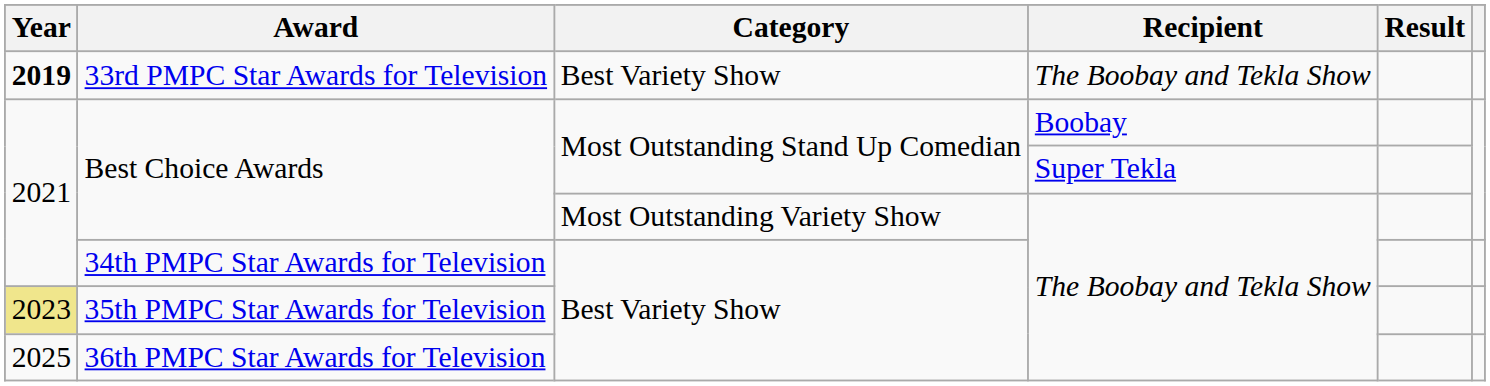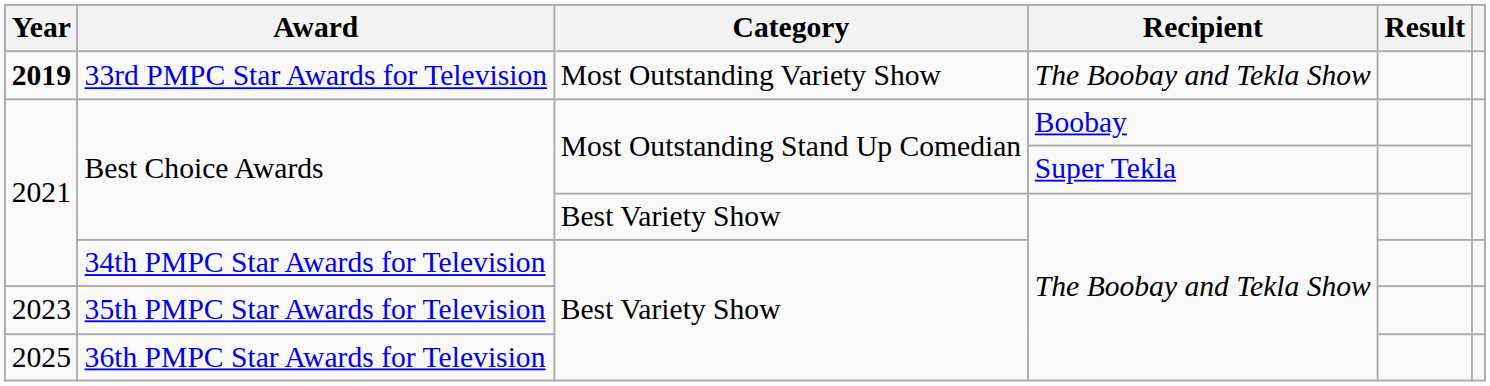(671, 74) Best Variety Show -> (751, 74) Most Outstanding Variety Show
(751, 215) Most Outstanding Variety Show -> (671, 215) Best Variety Show
(41, 309) khaki background -> (41, 309) no background
